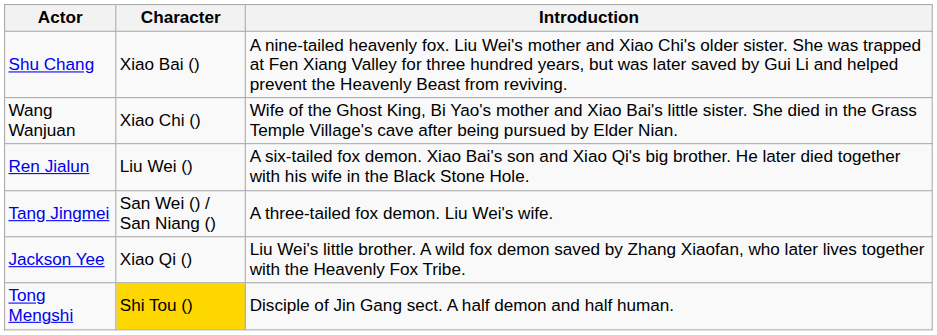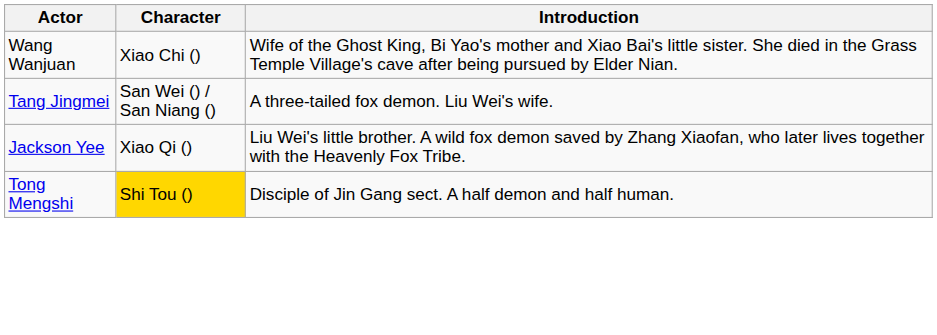- row: (51, 64)
- row: (49, 166)
